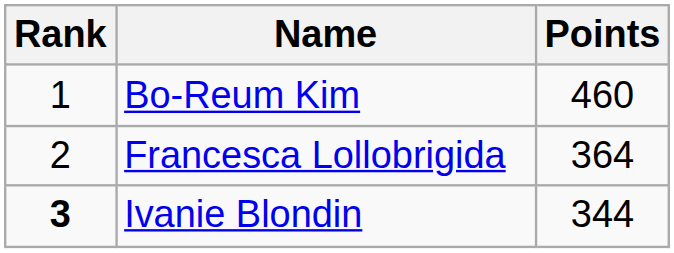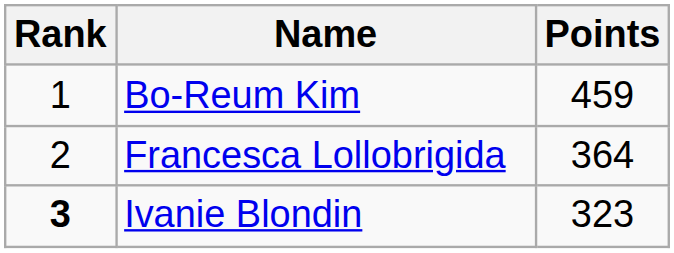(602, 94) 460 -> (602, 94) 459
(602, 214) 344 -> (602, 214) 323
